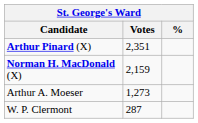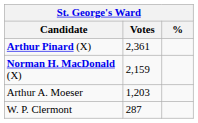(138, 47) 2,351 -> (138, 47) 2,361
(138, 93) 1,273 -> (138, 93) 1,203
